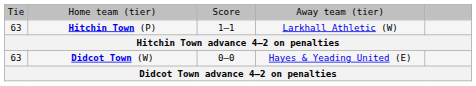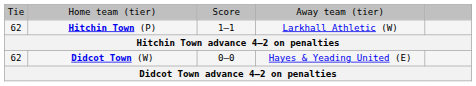(16, 27) 63 -> (16, 27) 62
(16, 58) 63 -> (16, 58) 62
